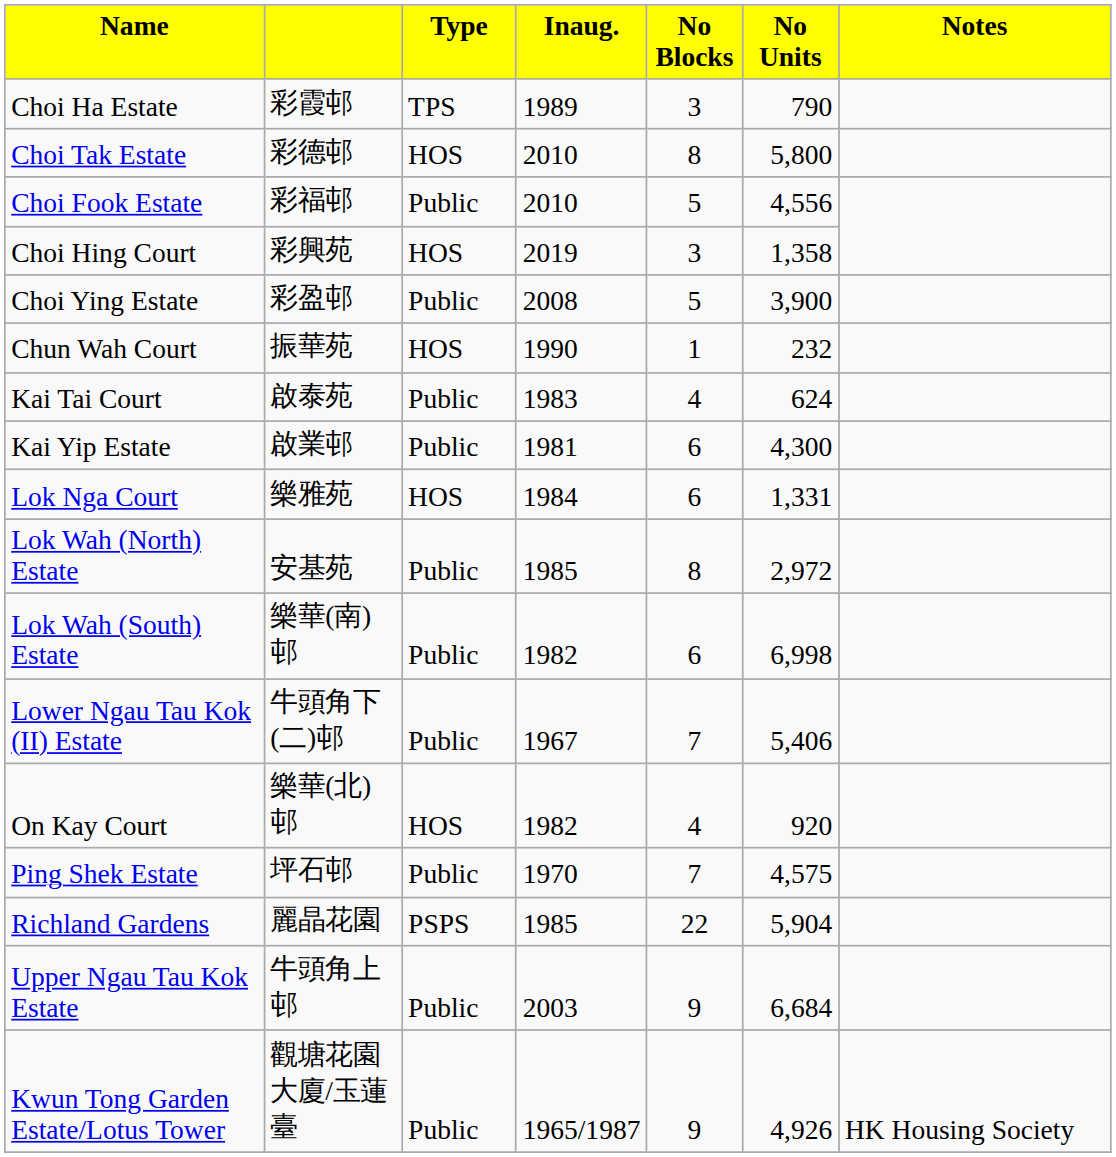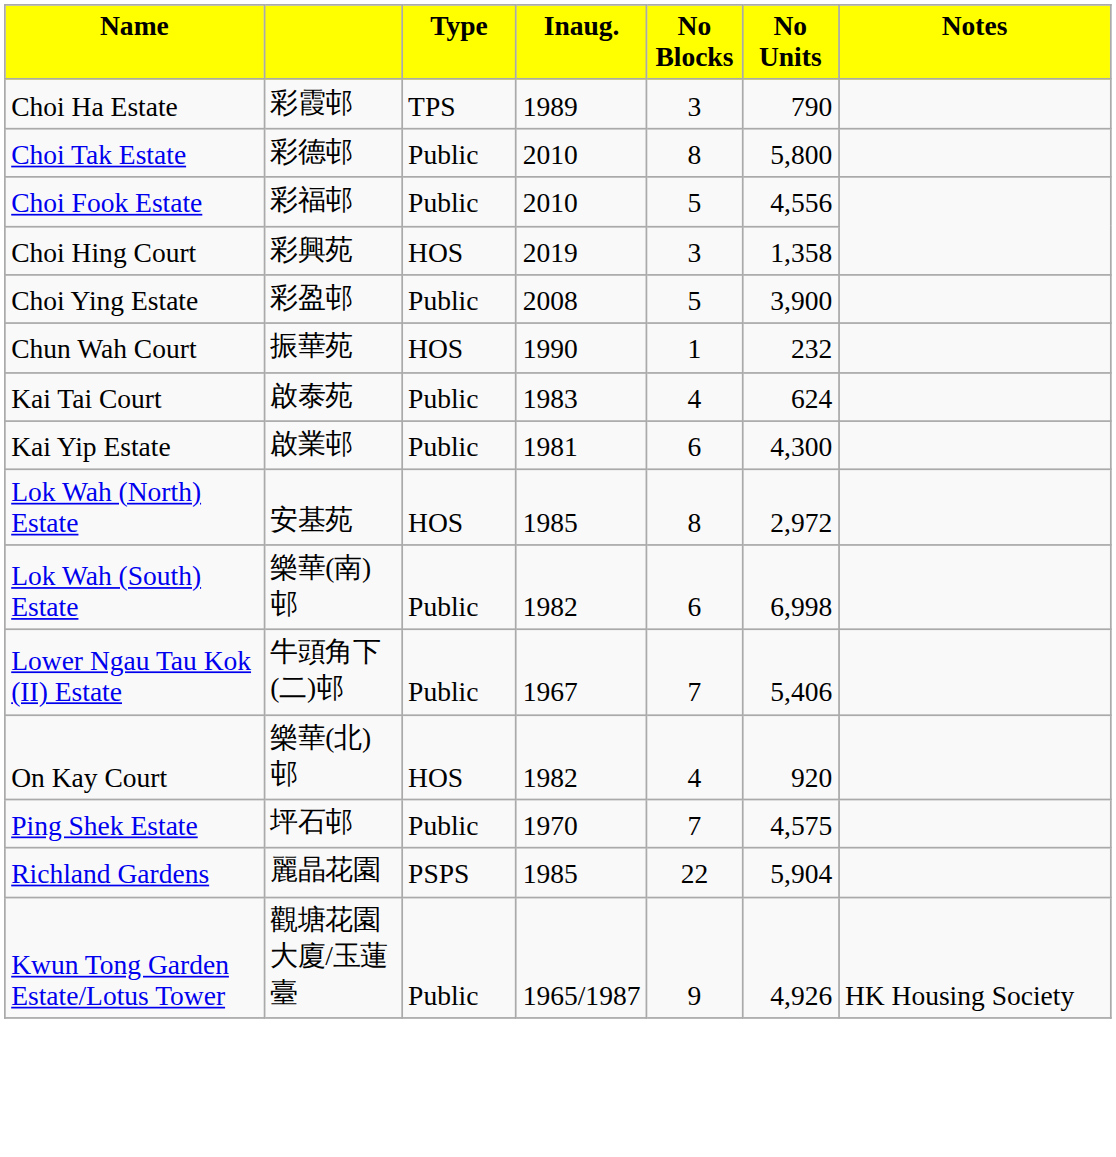(436, 154) HOS -> (443, 154) Public
- row: (95, 496)
(443, 571) Public -> (436, 522) HOS
- row: (130, 992)
